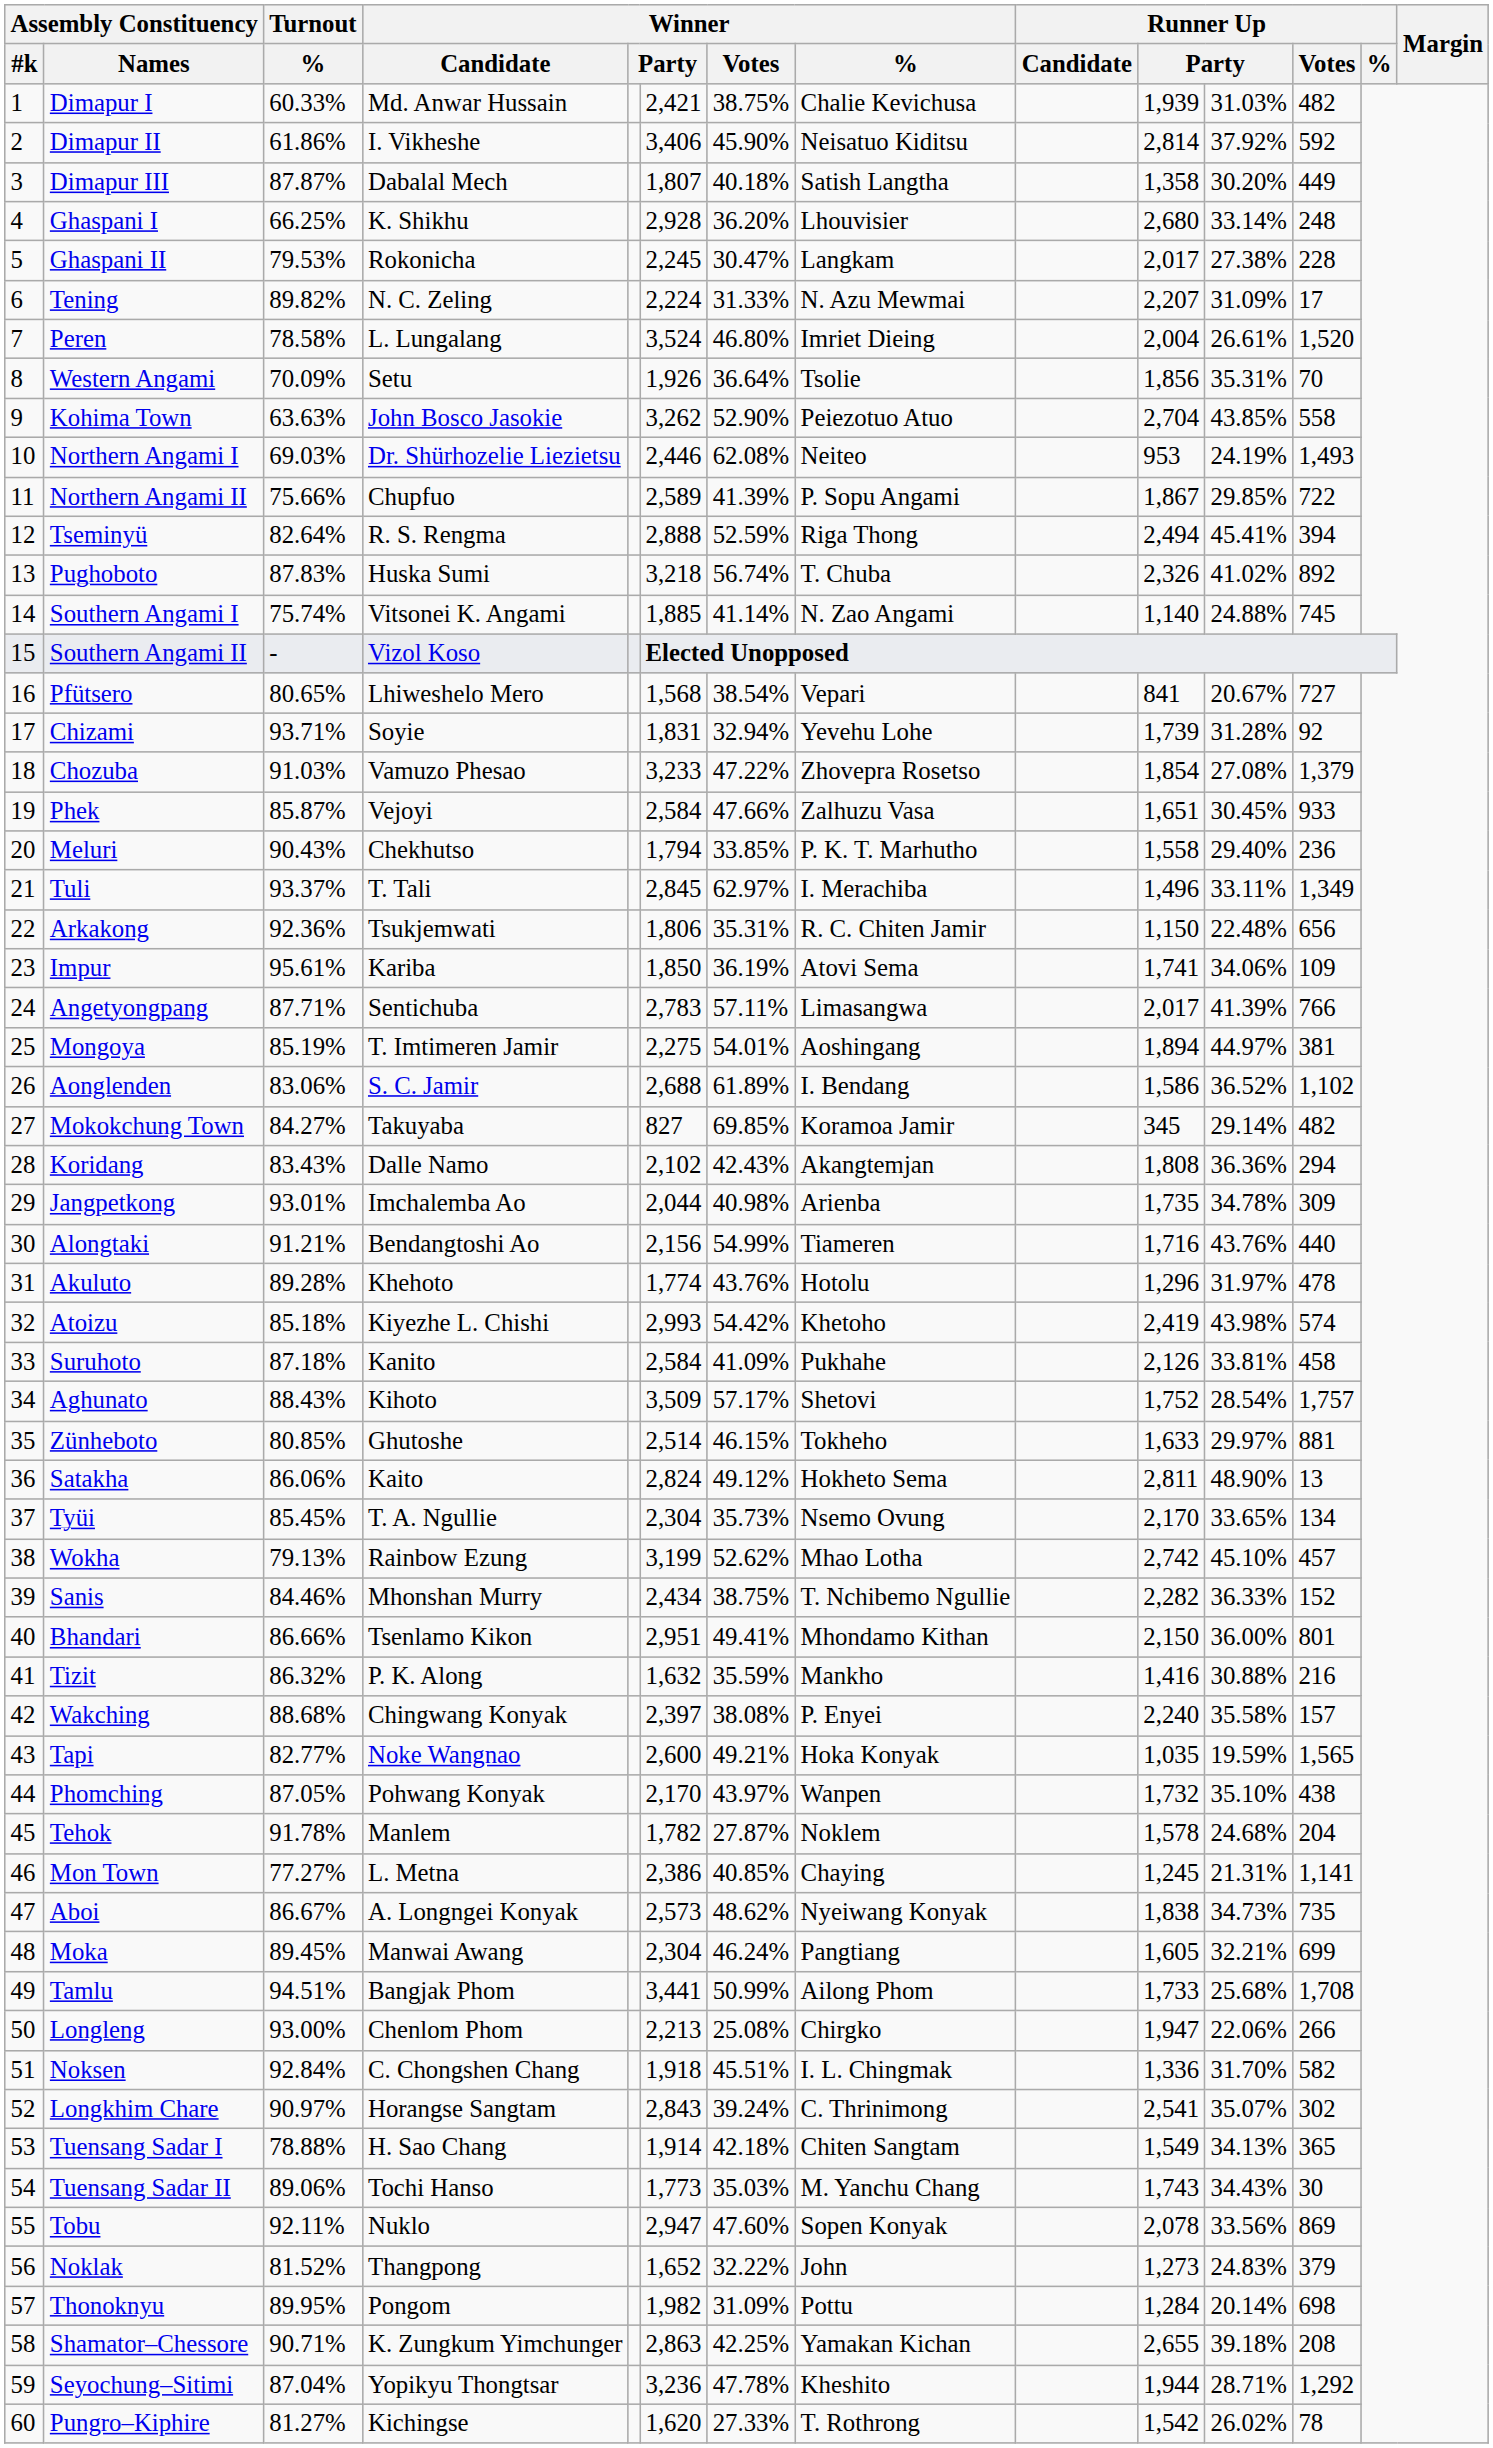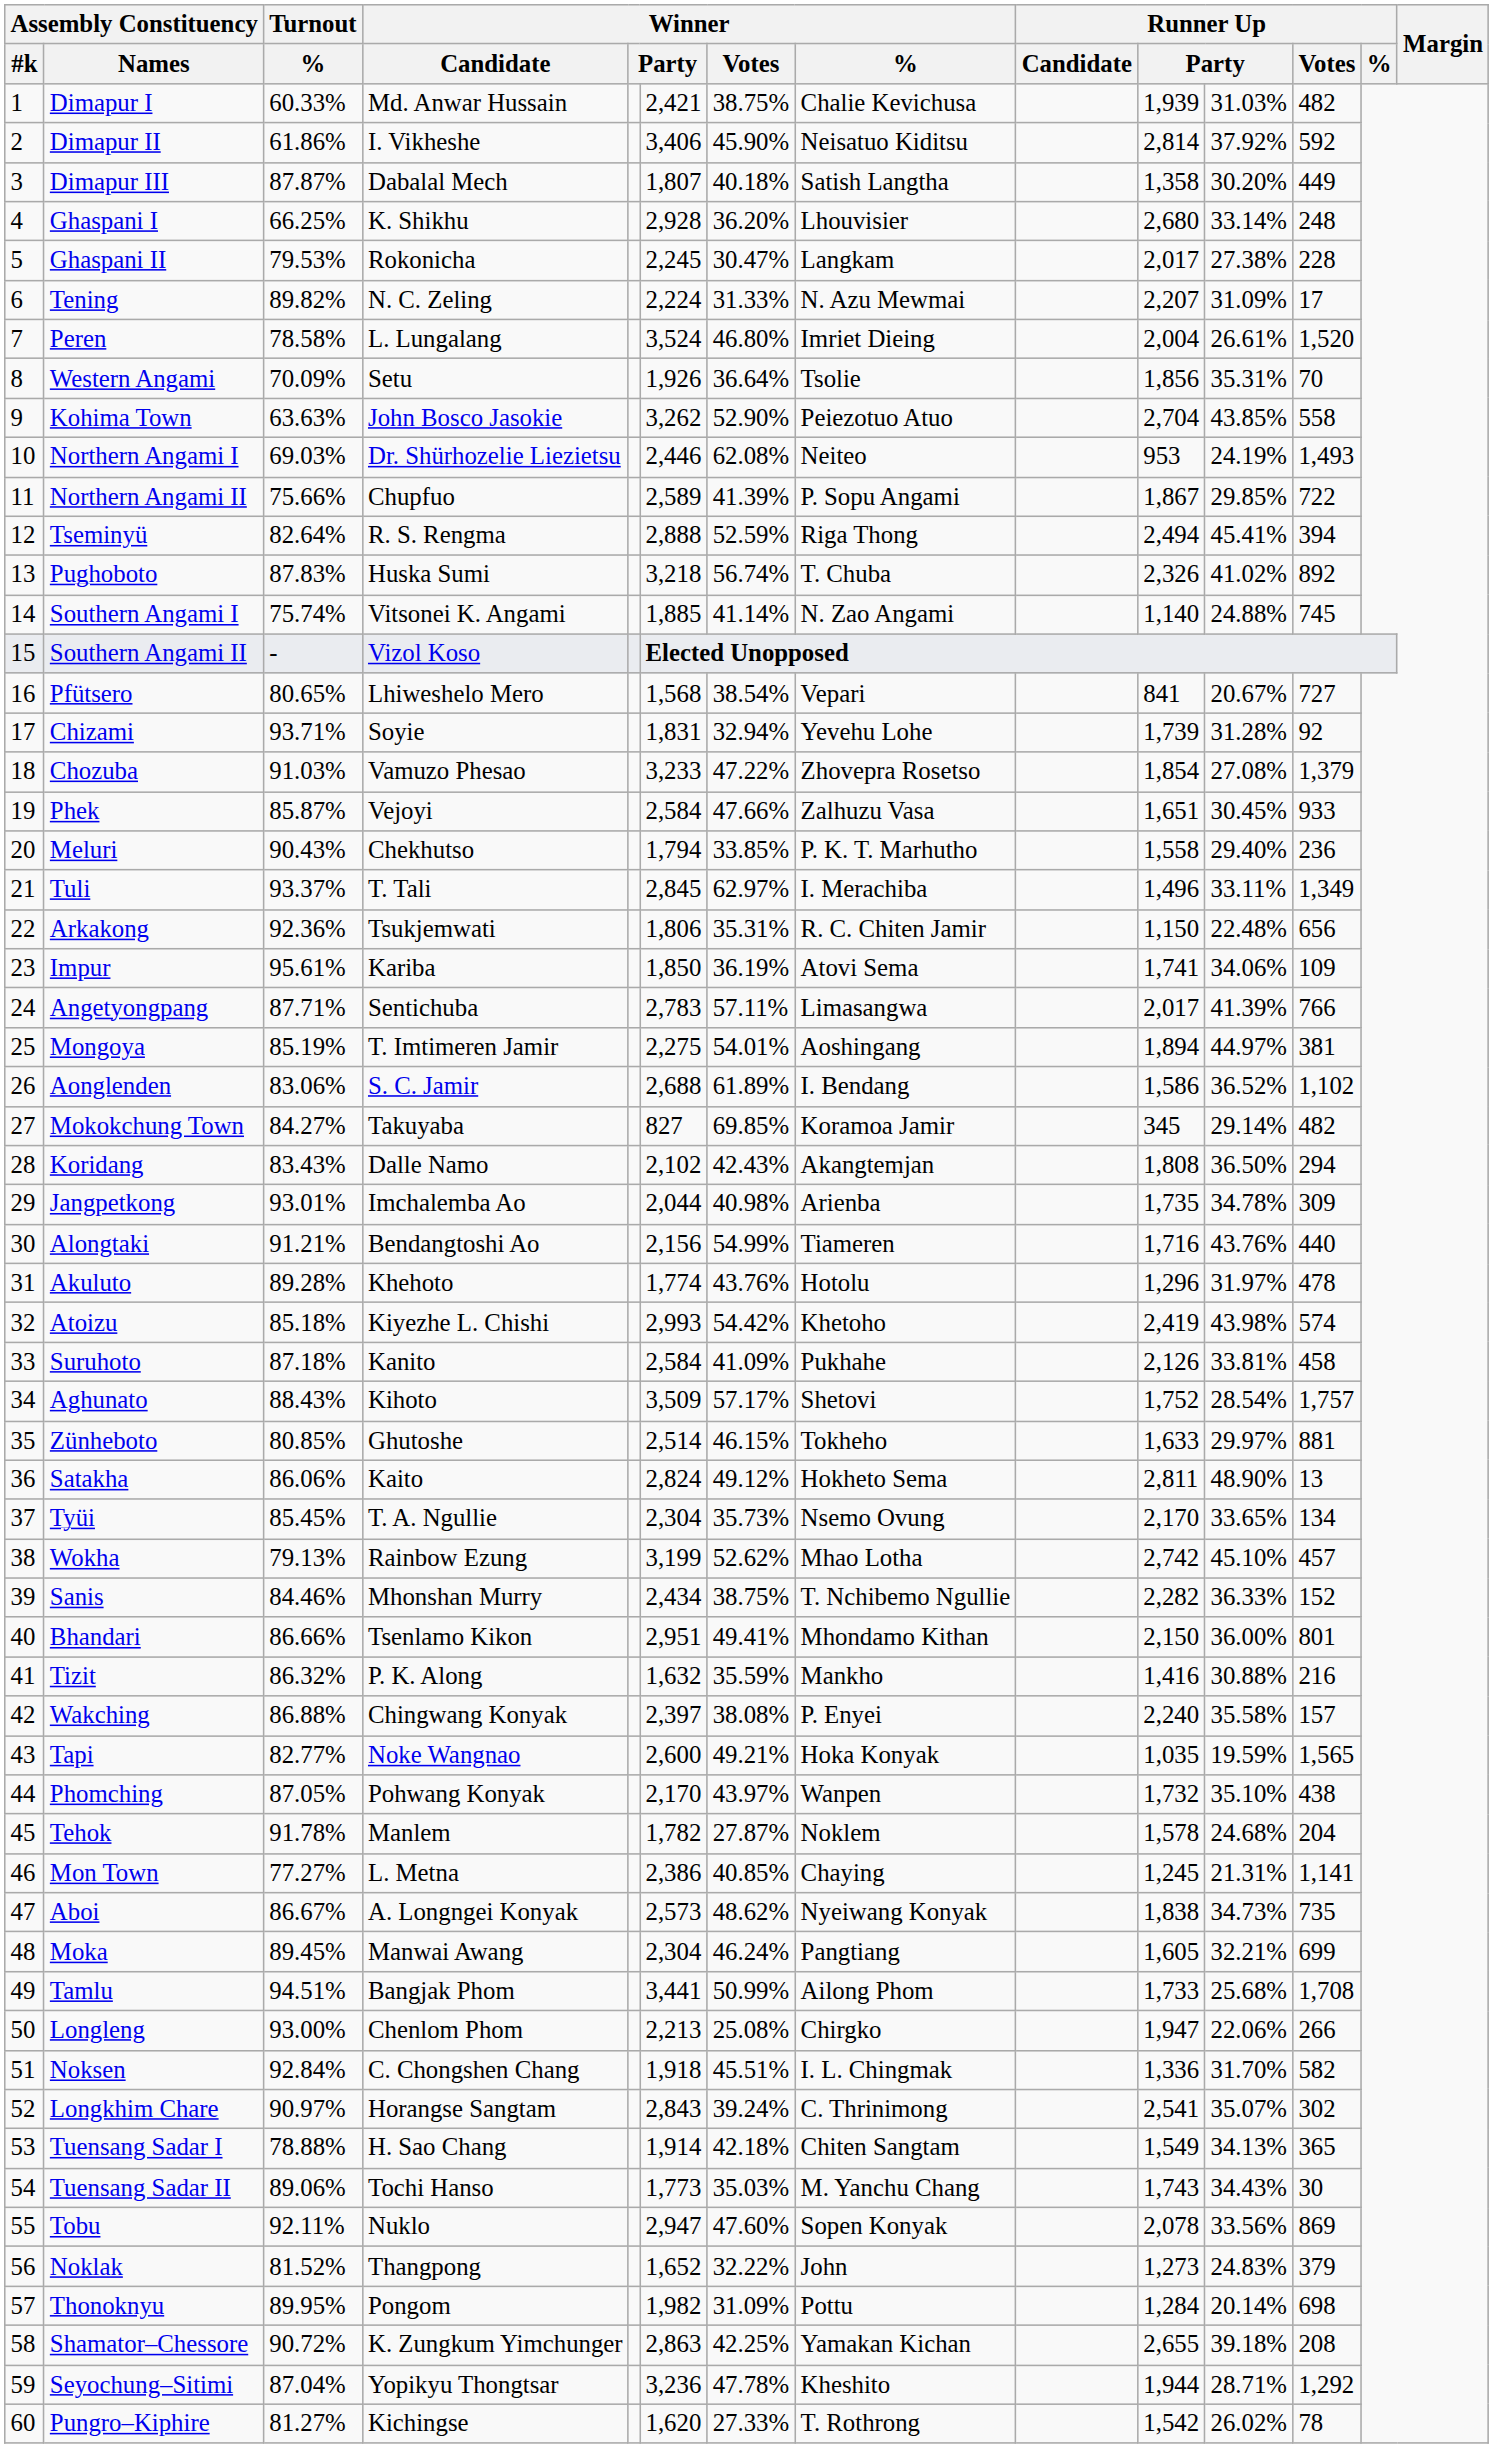(1249, 1164) 36.36% -> (1249, 1164) 36.50%
(307, 1715) 88.68% -> (307, 1715) 86.88%
(307, 2344) 90.71% -> (307, 2344) 90.72%
